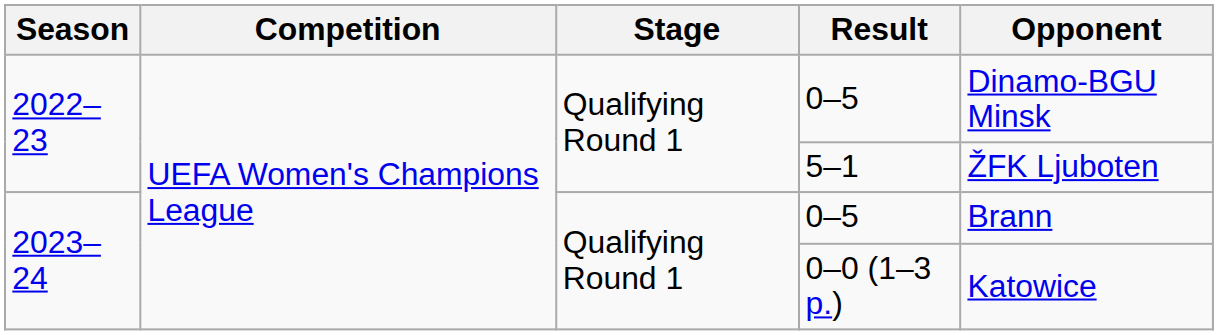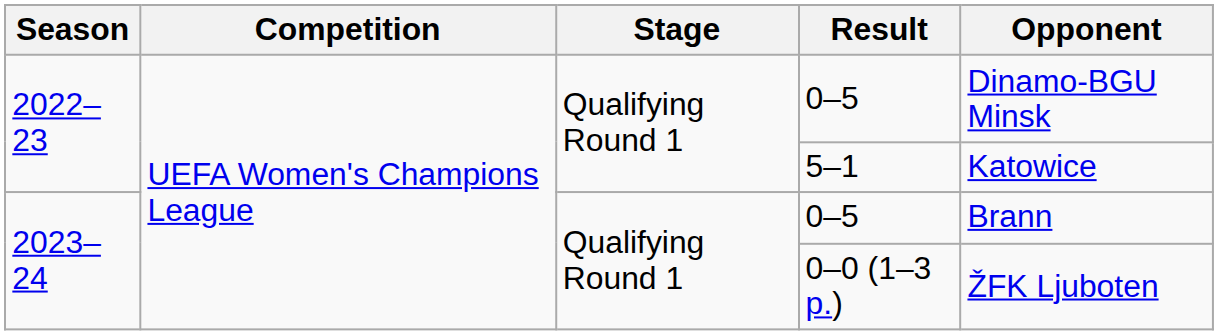(1063, 166) ŽFK Ljuboten -> (1032, 166) Katowice
(1032, 285) Katowice -> (1063, 285) ŽFK Ljuboten
